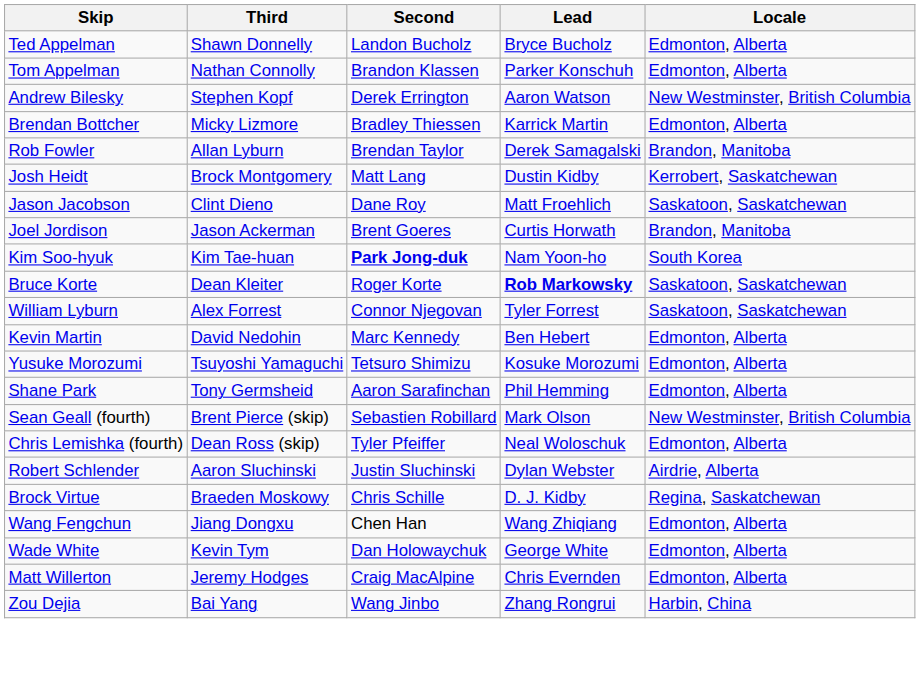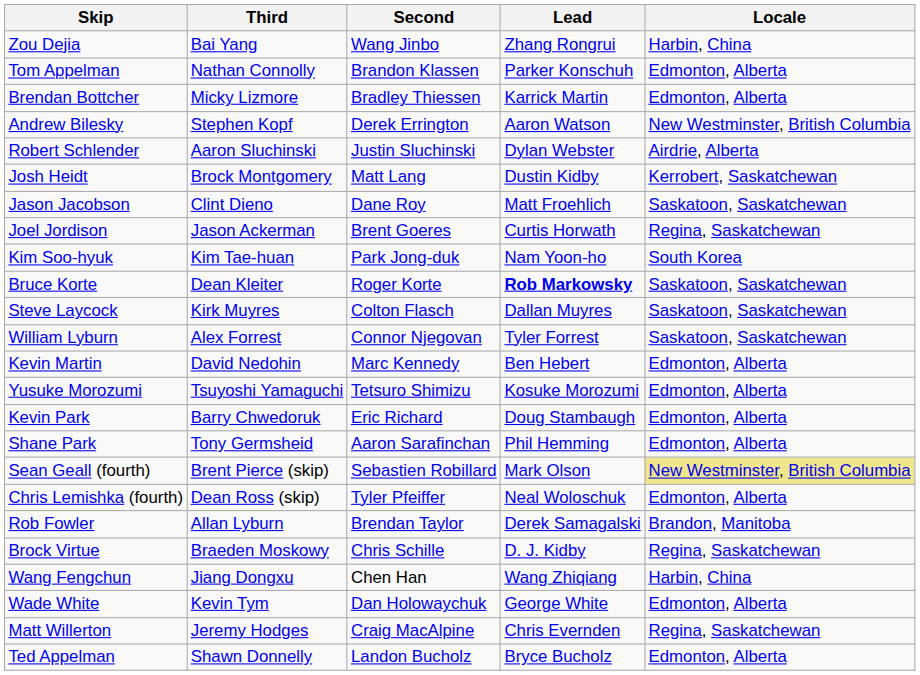rows swapped: (62, 44) <-> (44, 603)
rows swapped: (66, 97) <-> (74, 124)
rows swapped: (51, 151) <-> (74, 470)
(719, 230) Brandon, Manitoba -> (734, 230) Regina, Saskatchewan
(409, 257) bold -> (405, 257) normal
+ row: (63, 310)
+ row: (49, 417)
(780, 417) no background -> (780, 470) khaki background
(718, 524) Edmonton, Alberta -> (700, 577) Harbin, China
(718, 577) Edmonton, Alberta -> (734, 630) Regina, Saskatchewan
